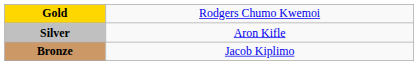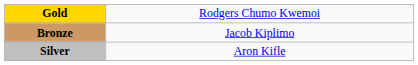rows swapped: (55, 32) <-> (55, 51)
